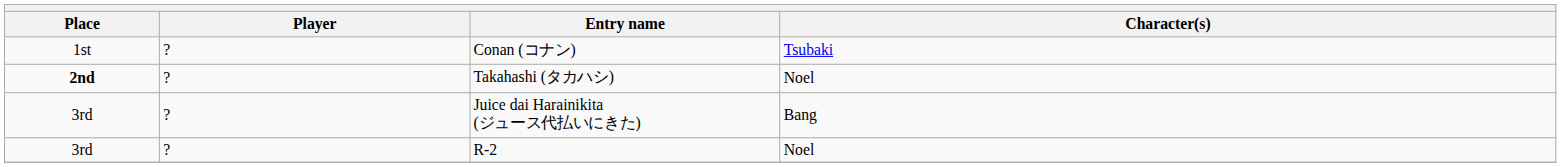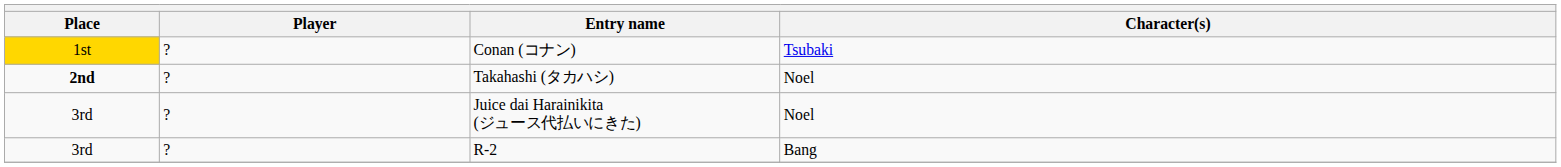(82, 50) no background -> (82, 50) gold background
(800, 114) Bang -> (799, 114) Noel
(799, 150) Noel -> (800, 150) Bang
